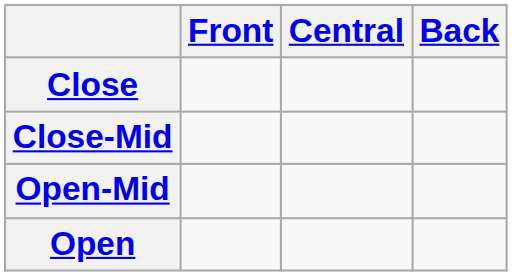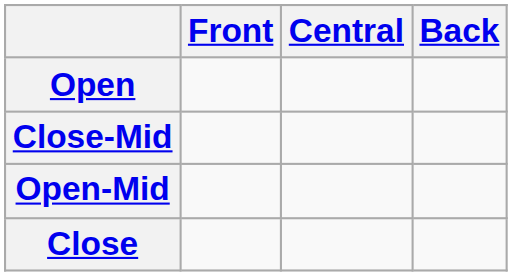rows swapped: (93, 84) <-> (93, 243)
